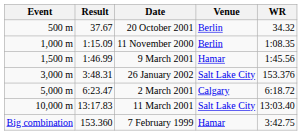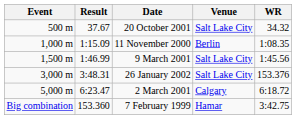(210, 28) Berlin -> (224, 28) Salt Lake City
(211, 59) Hamar -> (224, 59) Salt Lake City
- row: (163, 106)
